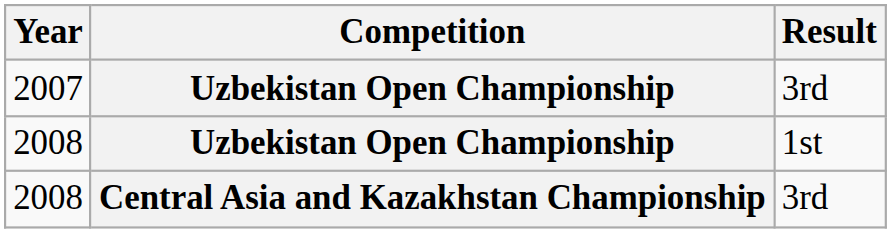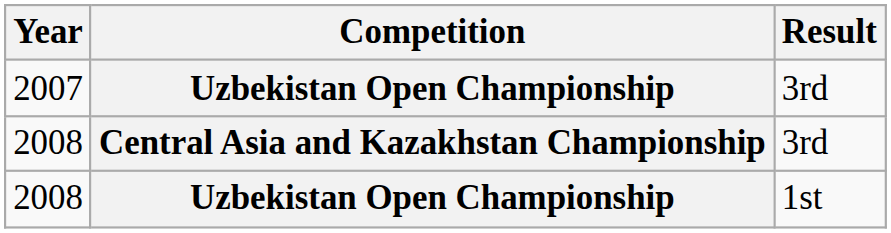rows swapped: (48, 142) <-> (48, 198)
